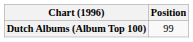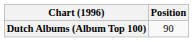(168, 28) 99 -> (168, 28) 90
